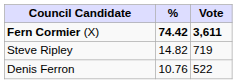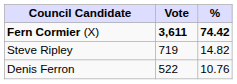columns swapped: (211, 13) <-> (173, 13)
